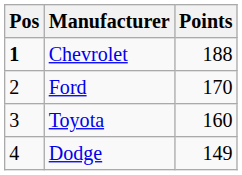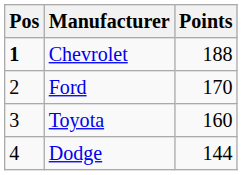(217, 153) 149 -> (217, 153) 144
